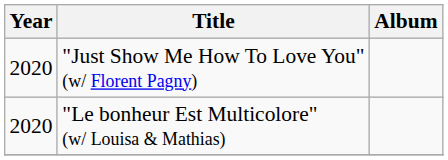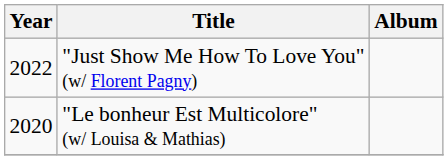(31, 67) 2020 -> (31, 67) 2022
